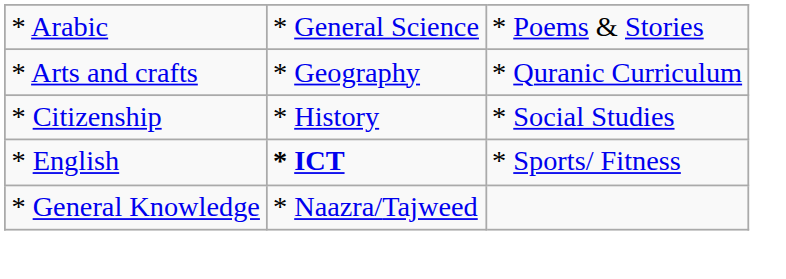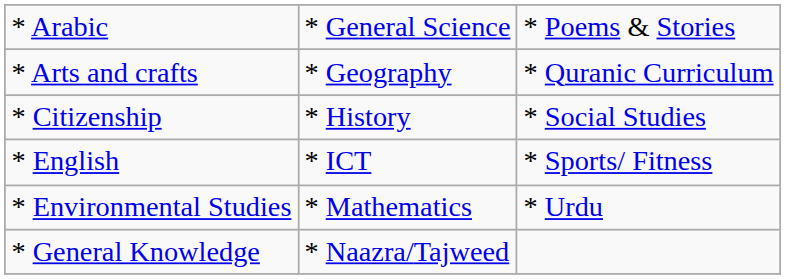(309, 161) bold -> (338, 161) normal
+ row: (151, 206)
